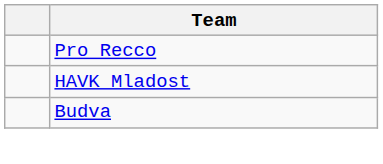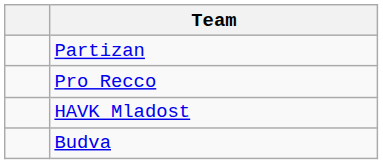+ row: (100, 51)
